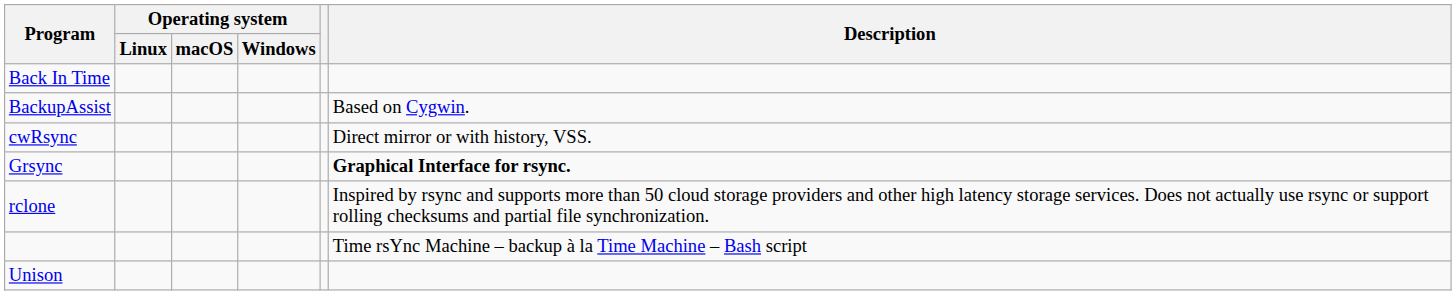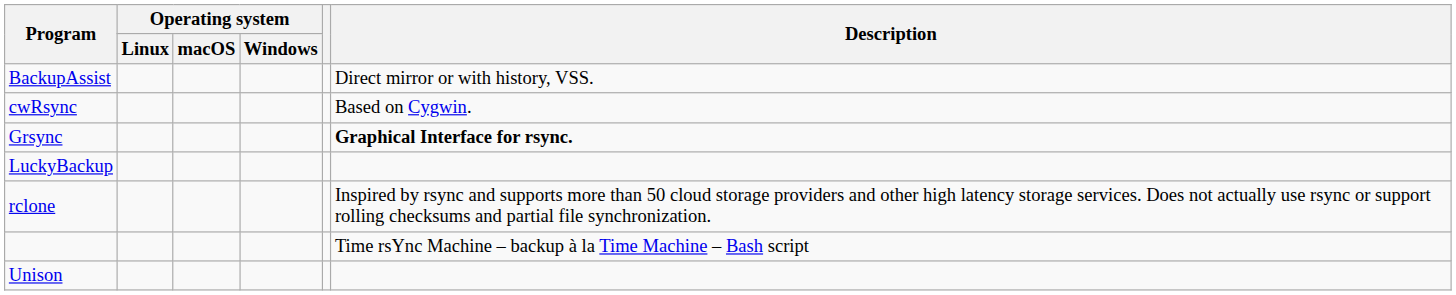- row: (59, 78)
(401, 107) Based on Cygwin. -> (464, 78) Direct mirror or with history, VSS.
(462, 136) Direct mirror or with history, VSS. -> (403, 107) Based on Cygwin.
+ row: (61, 166)
